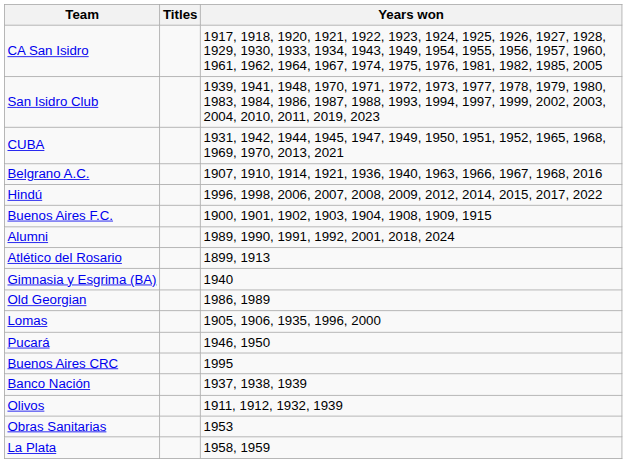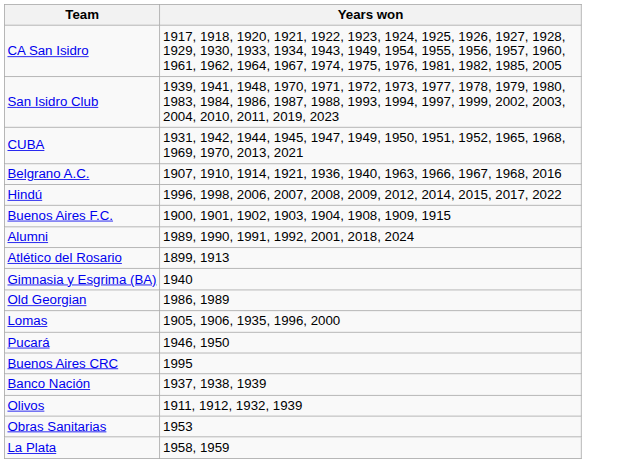- column: (180, 15)
